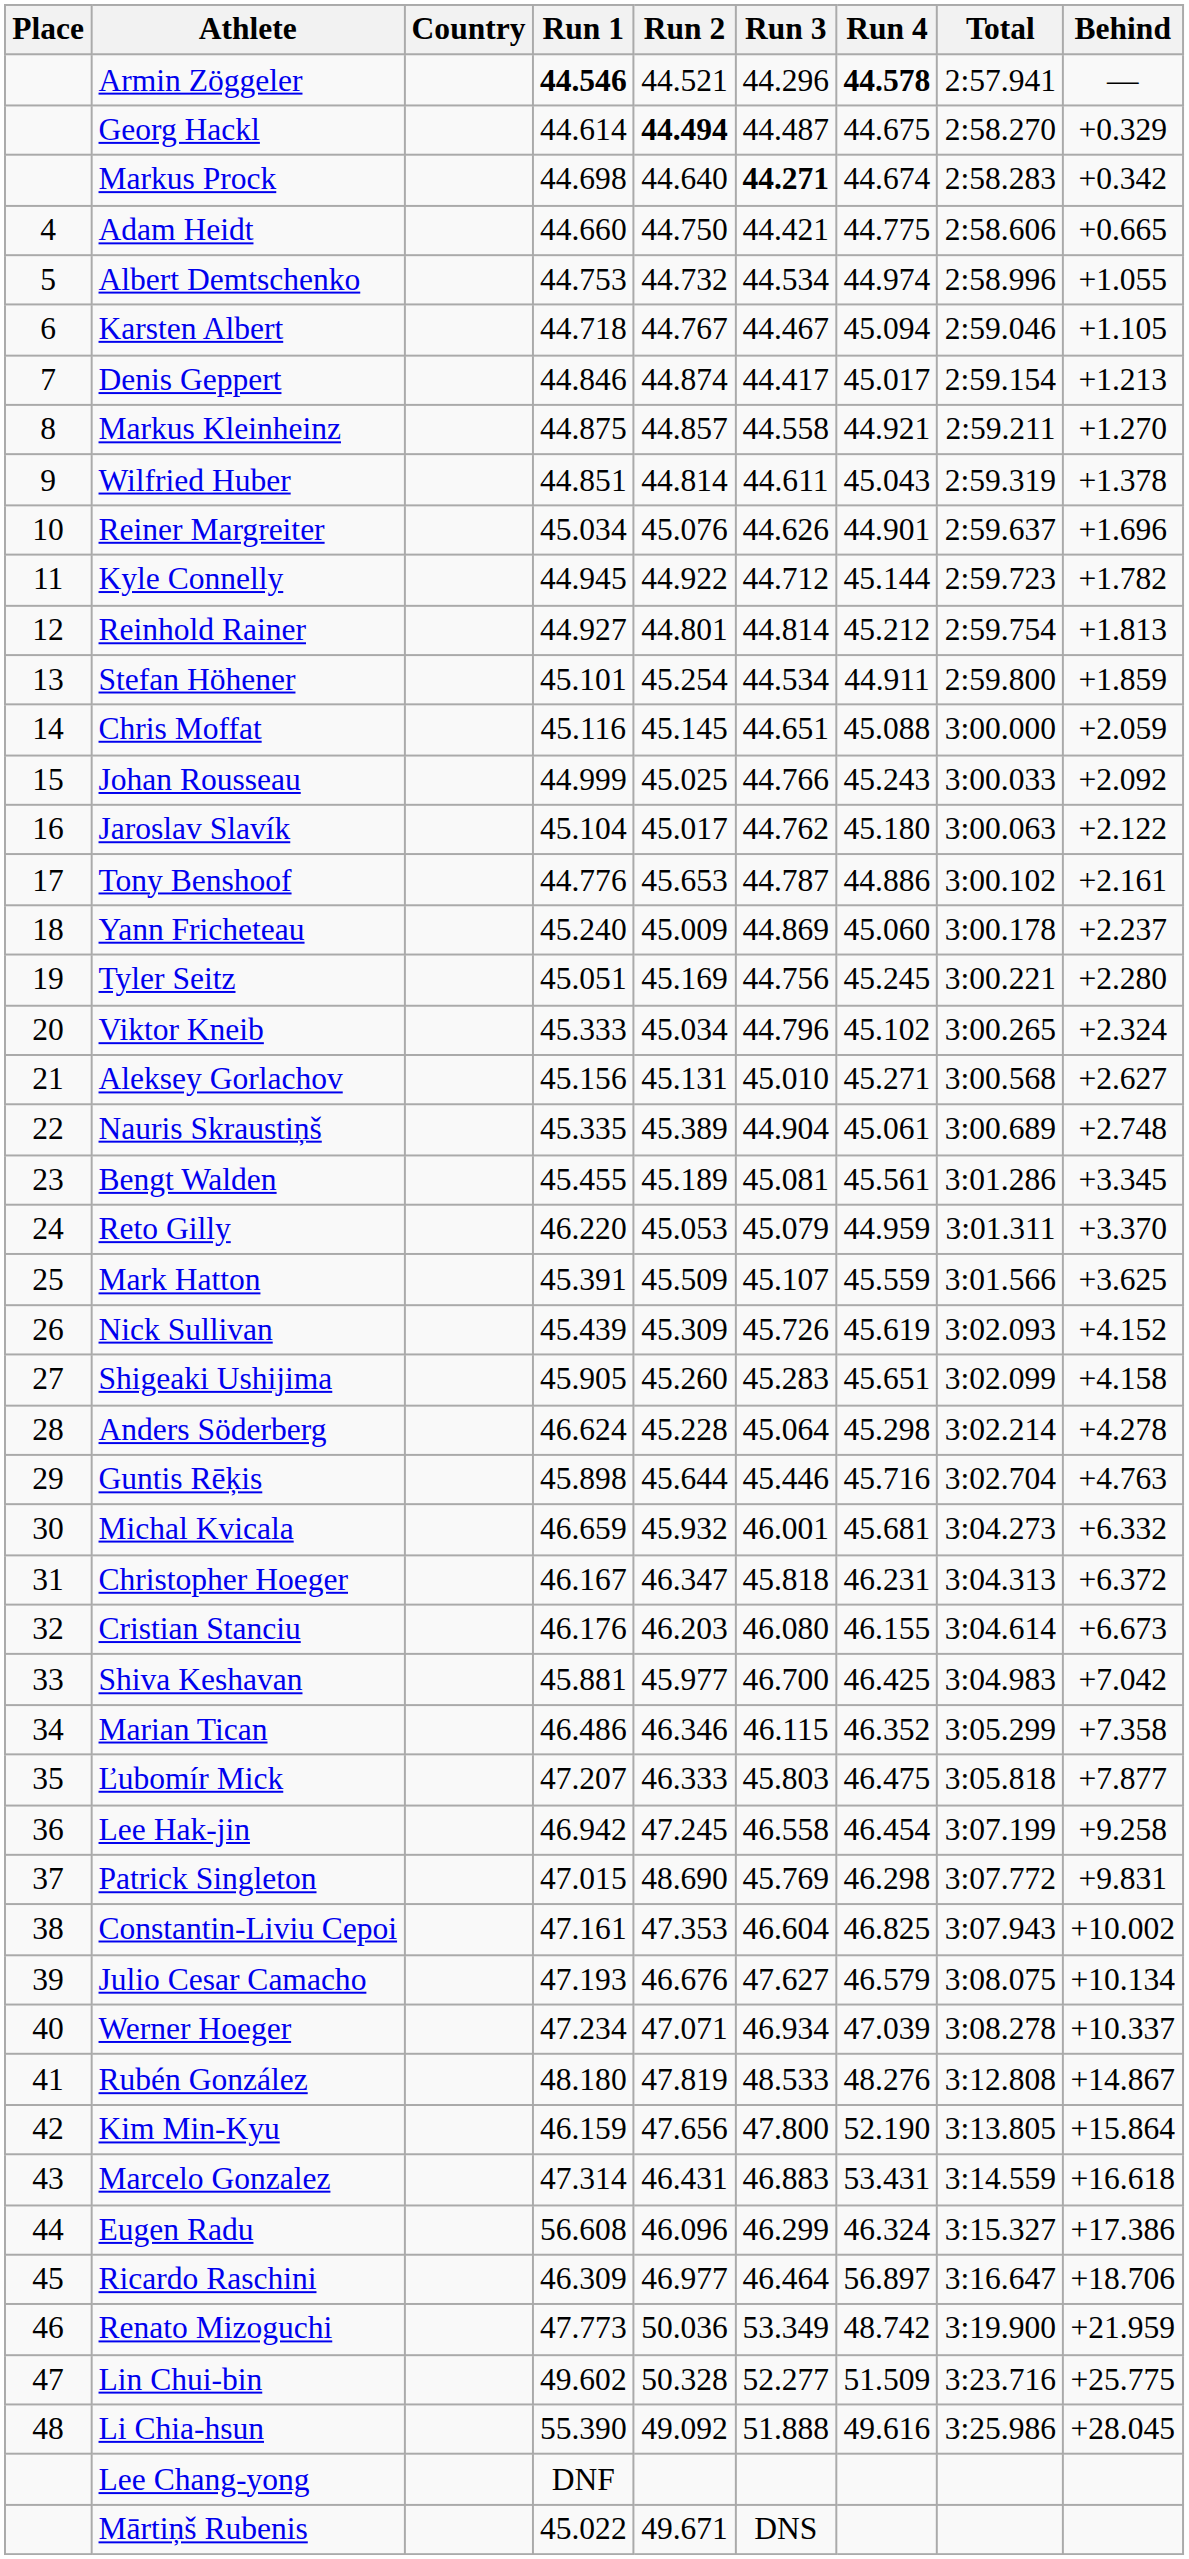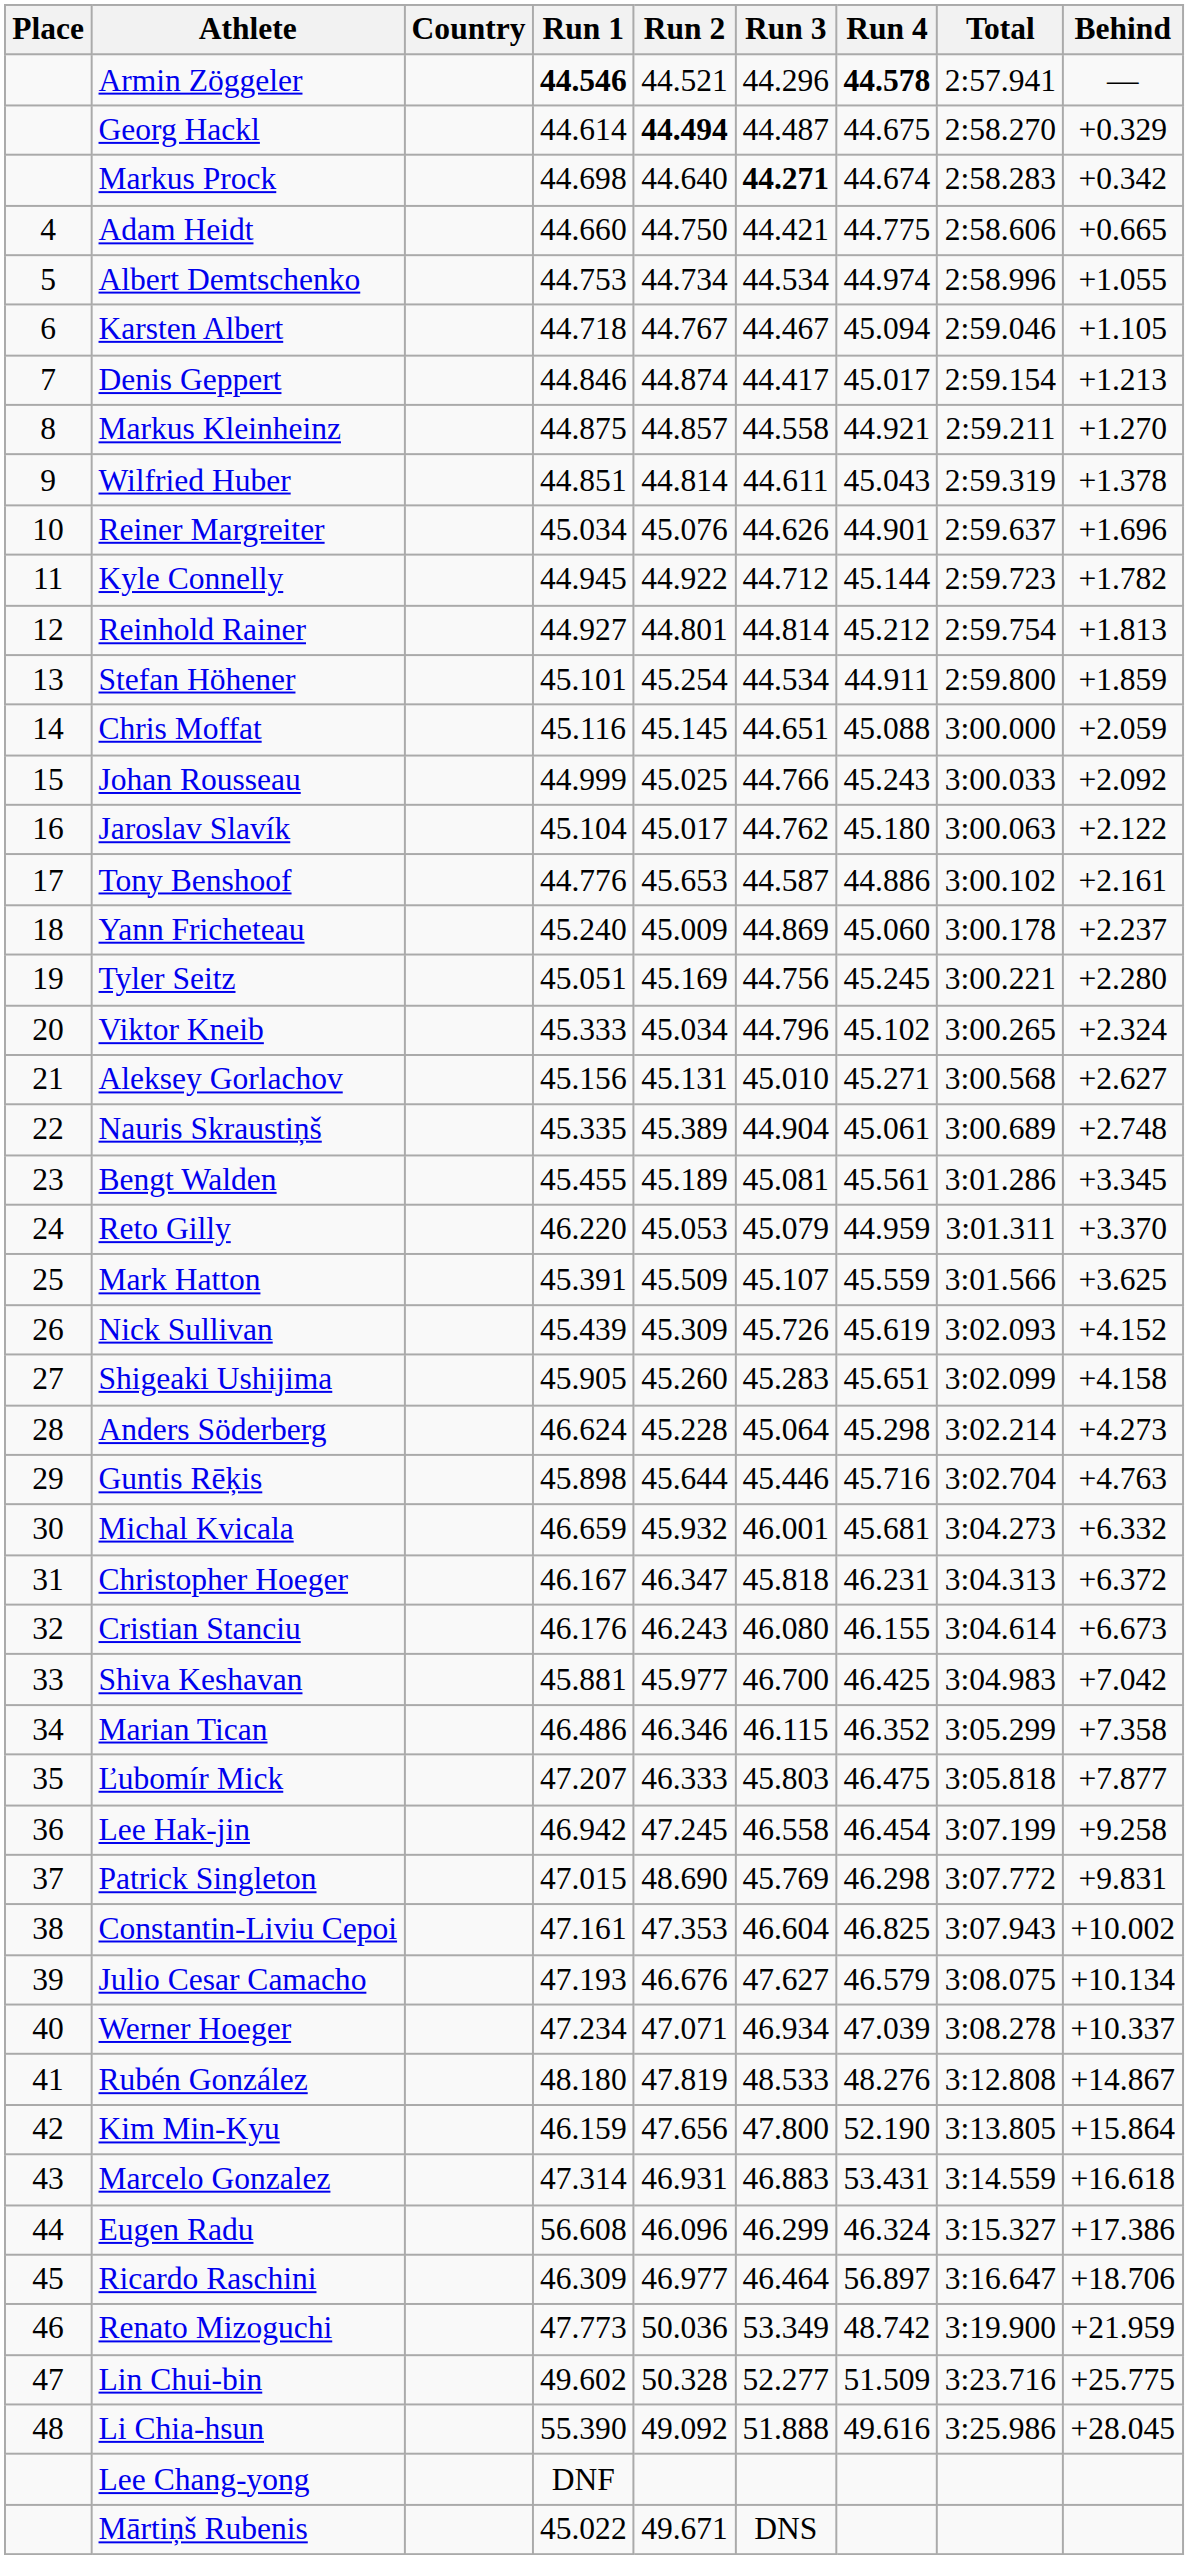(685, 279) 44.732 -> (685, 279) 44.734
(786, 879) 44.787 -> (786, 879) 44.587
(1123, 1429) +4.278 -> (1123, 1429) +4.273
(685, 1629) 46.203 -> (685, 1629) 46.243
(685, 2179) 46.431 -> (685, 2179) 46.931
